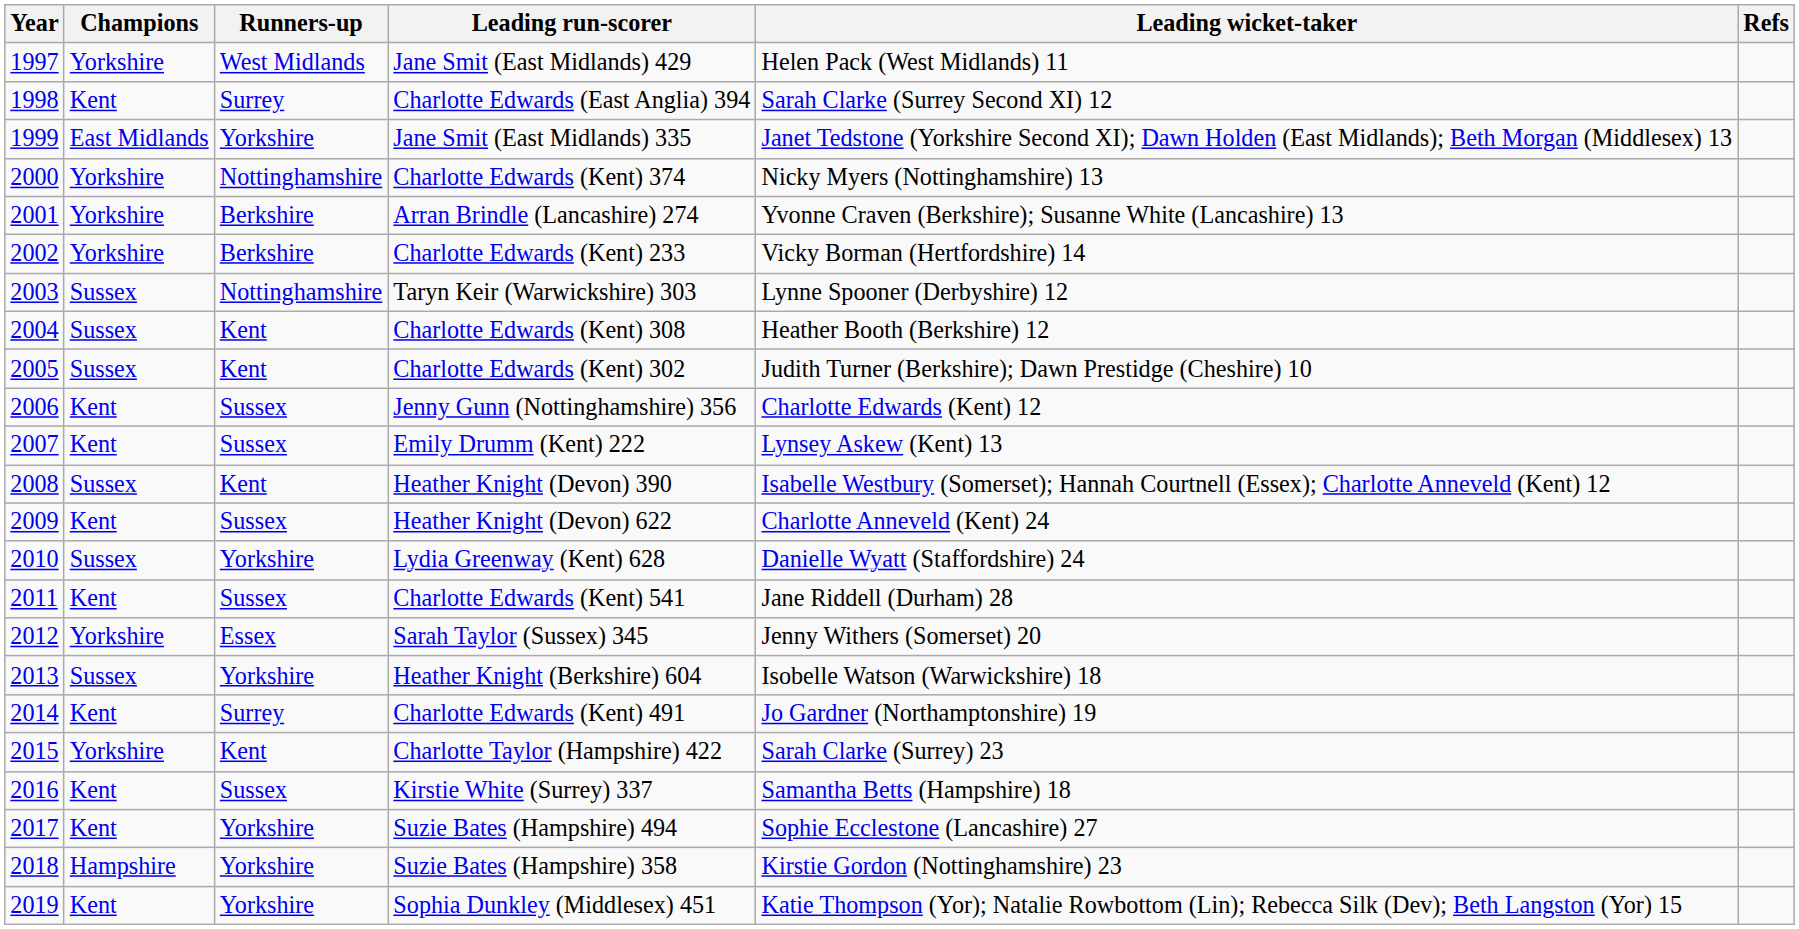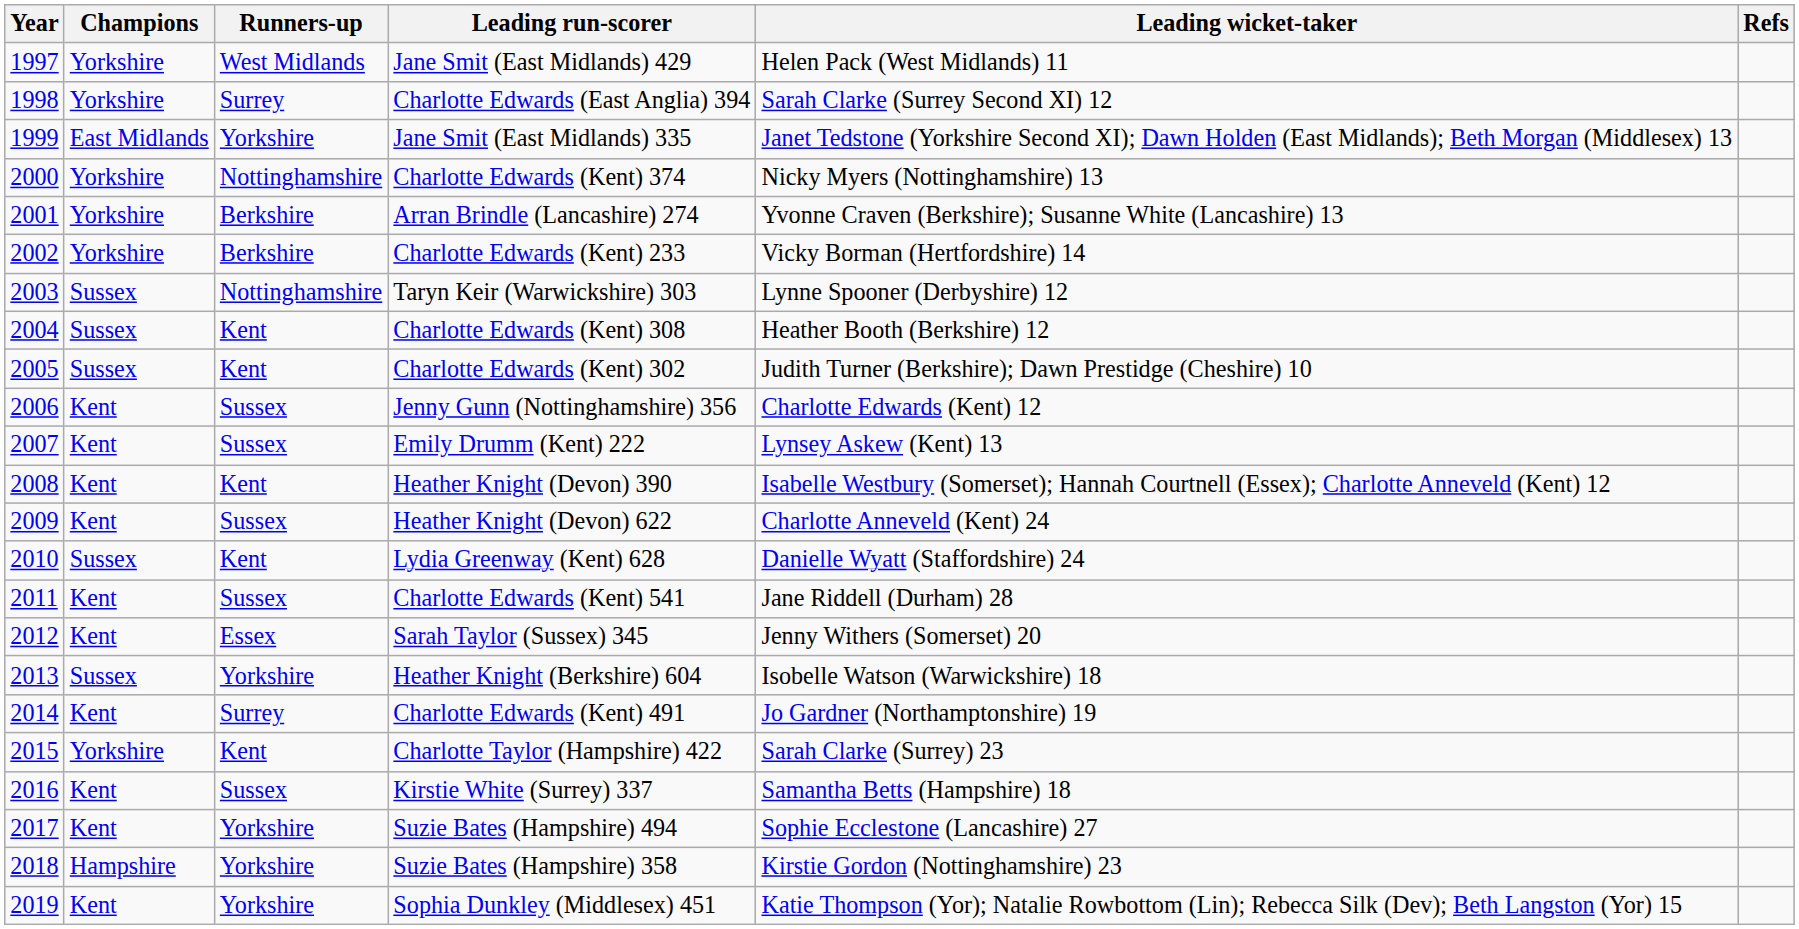(93, 100) Kent -> (117, 100) Yorkshire
(103, 483) Sussex -> (93, 483) Kent
(267, 560) Yorkshire -> (243, 560) Kent
(117, 636) Yorkshire -> (93, 636) Kent
